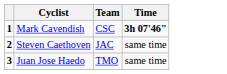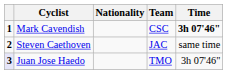+ column: (120, 12)
(9, 61) no background -> (9, 61) lavender background
(146, 61) same time -> (201, 61) 3h 07'46"
